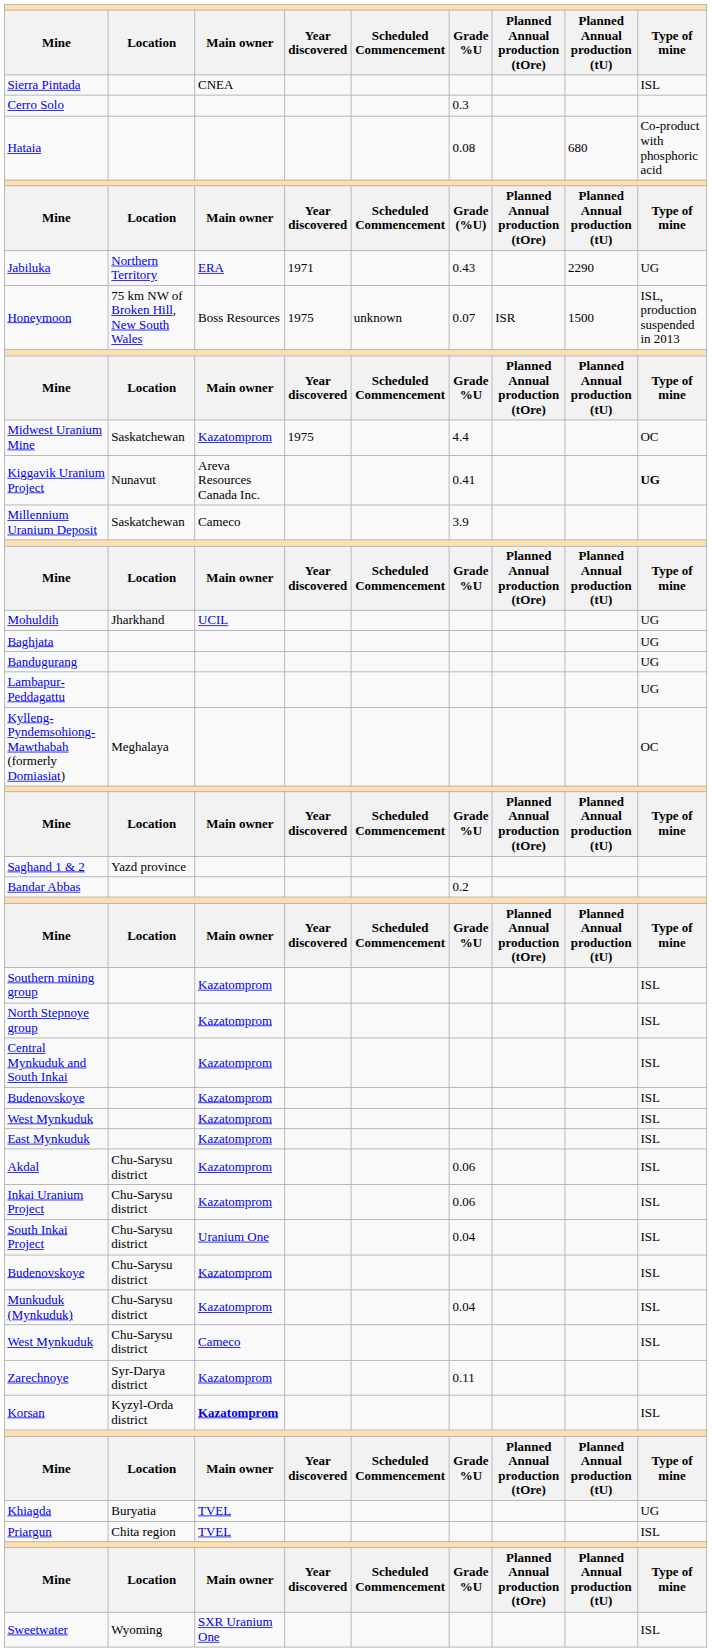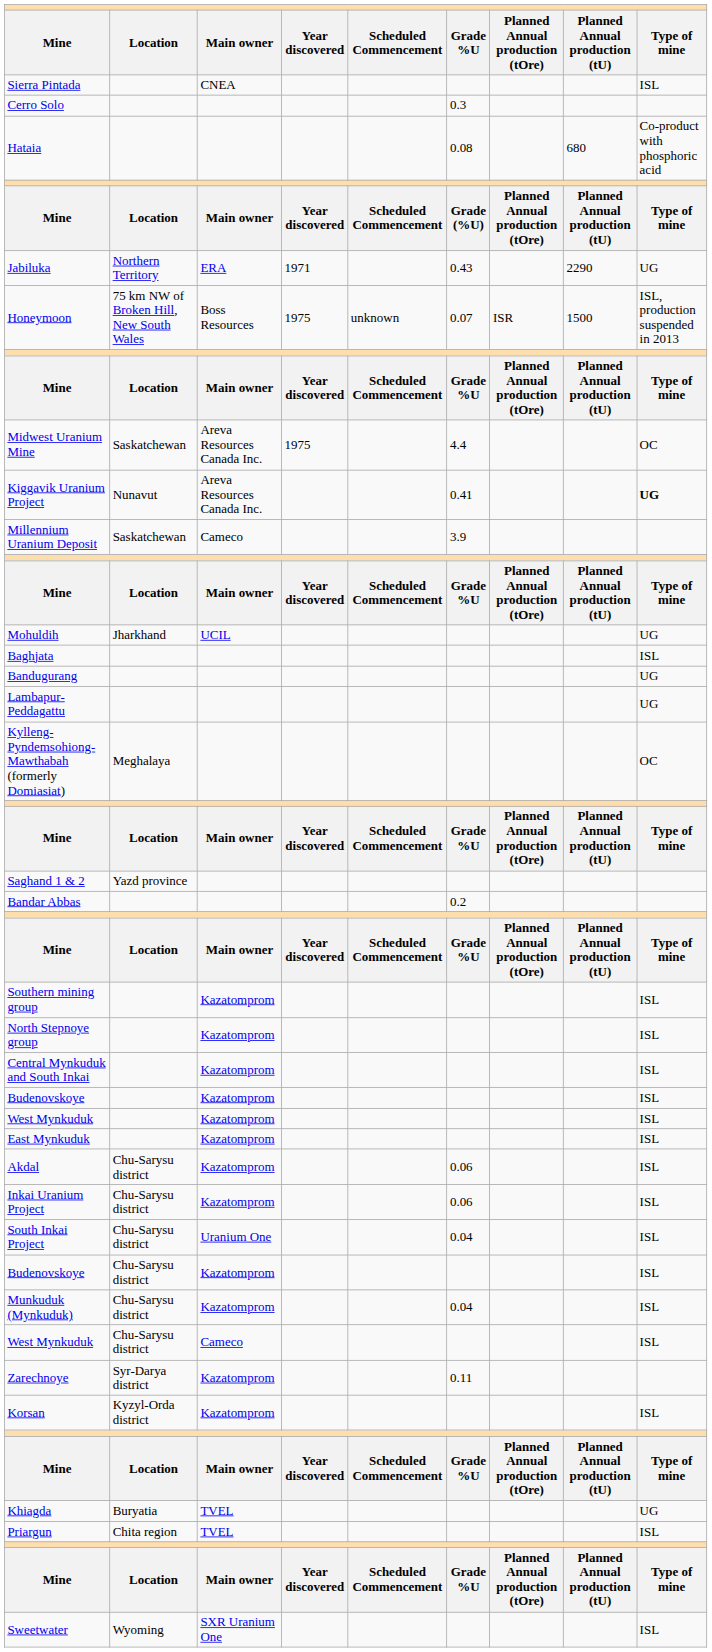(235, 437) Kazatomprom -> (231, 444) Areva Resources Canada Inc.
(650, 641) UG -> (649, 655) ISL
(238, 1412) bold -> (237, 1412) normal
